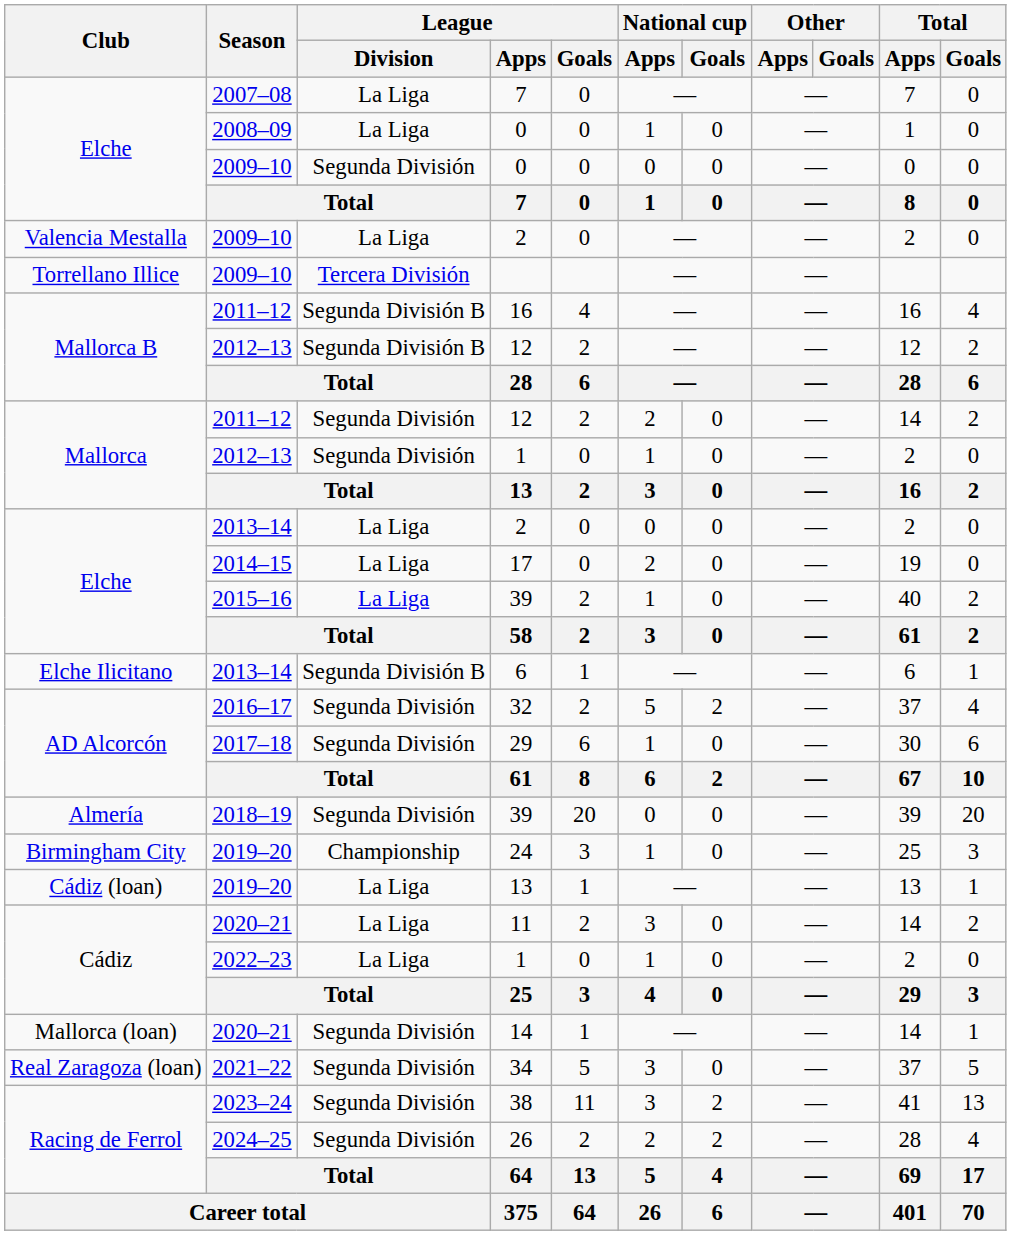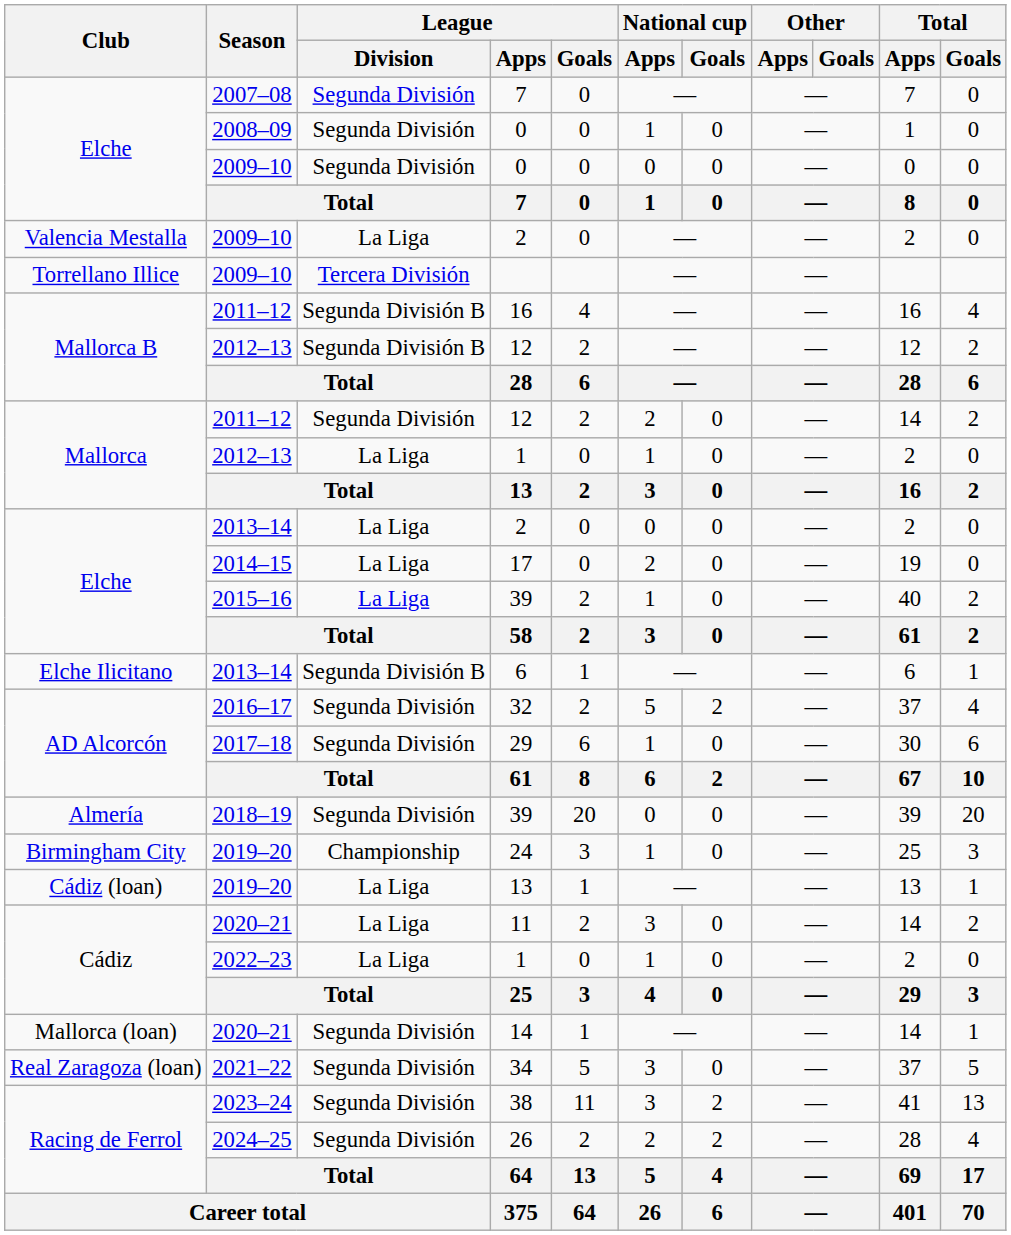(394, 94) La Liga -> (394, 94) Segunda División
(394, 130) La Liga -> (394, 130) Segunda División
(394, 454) Segunda División -> (394, 454) La Liga
